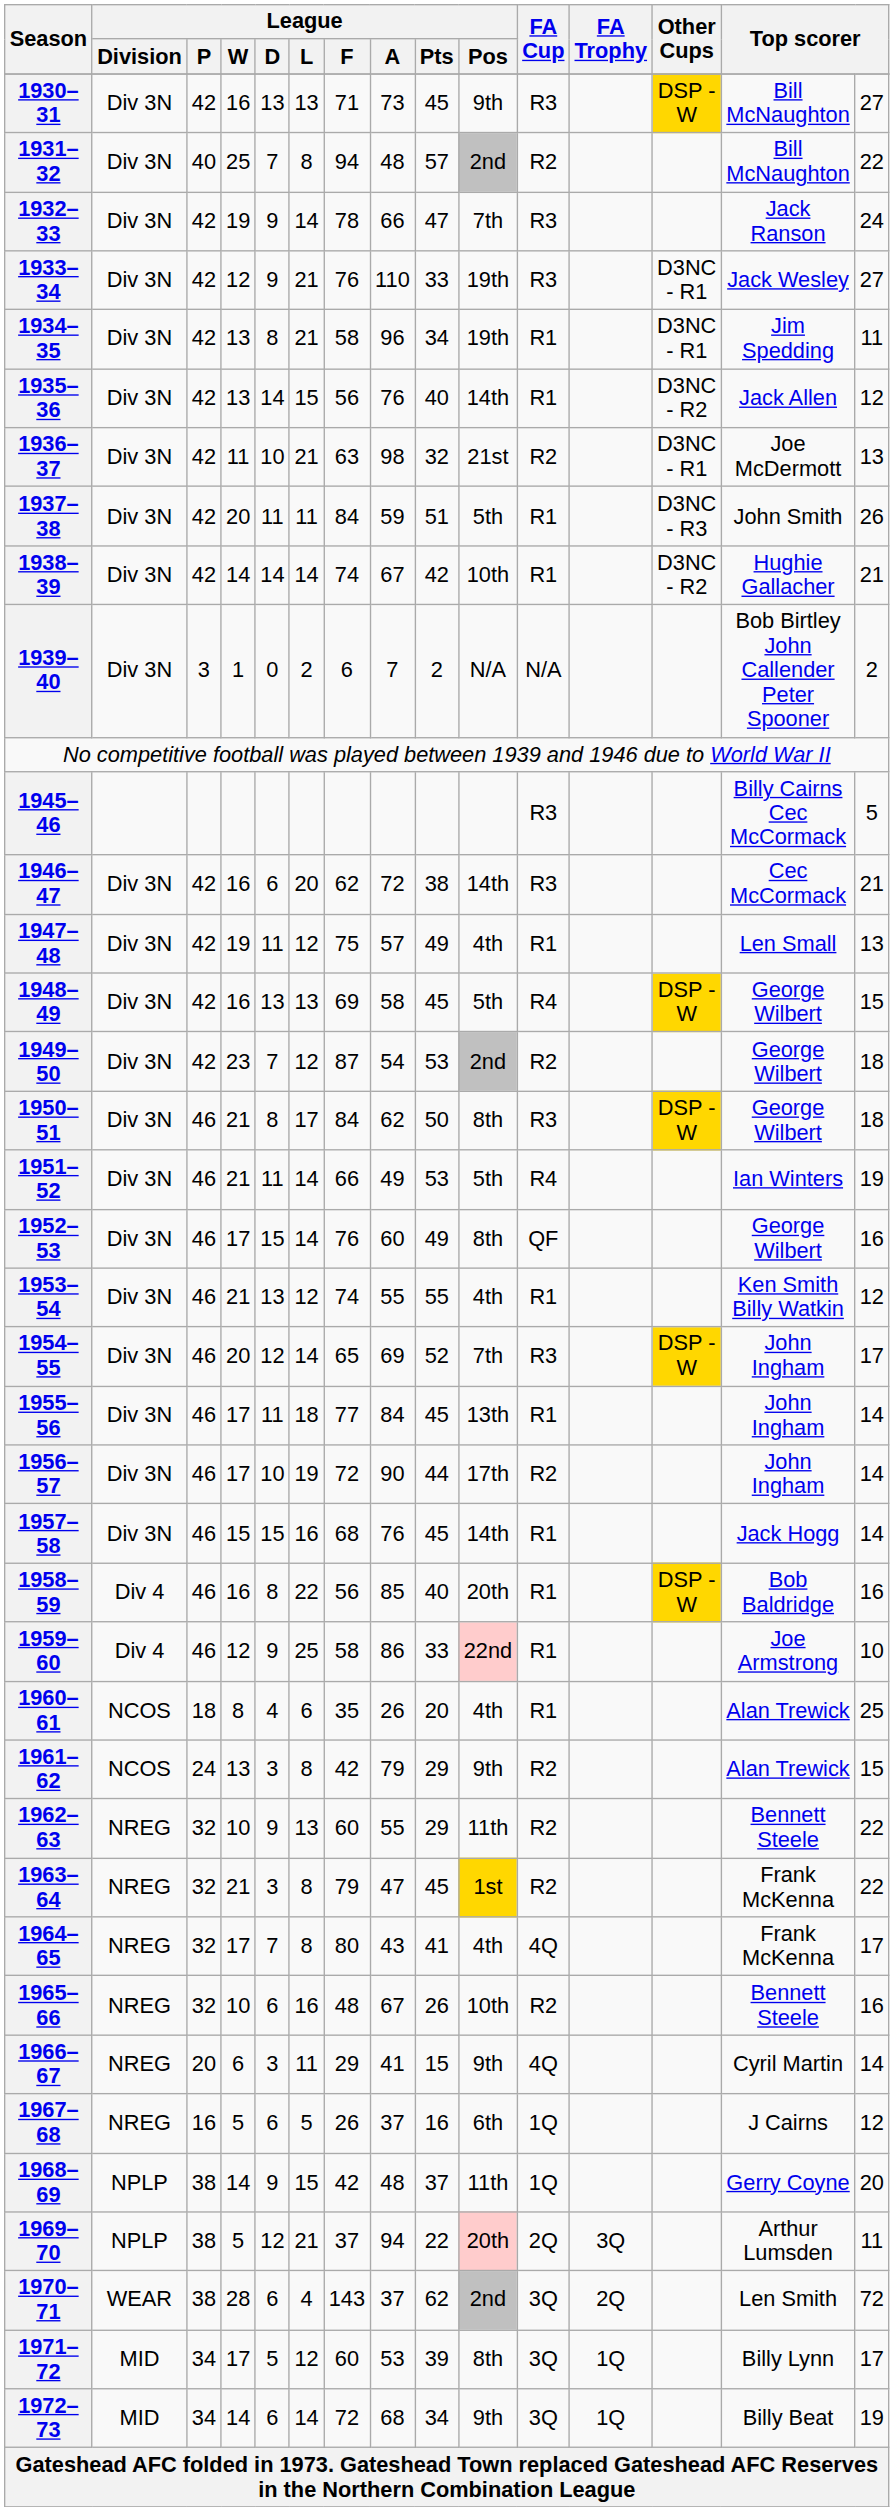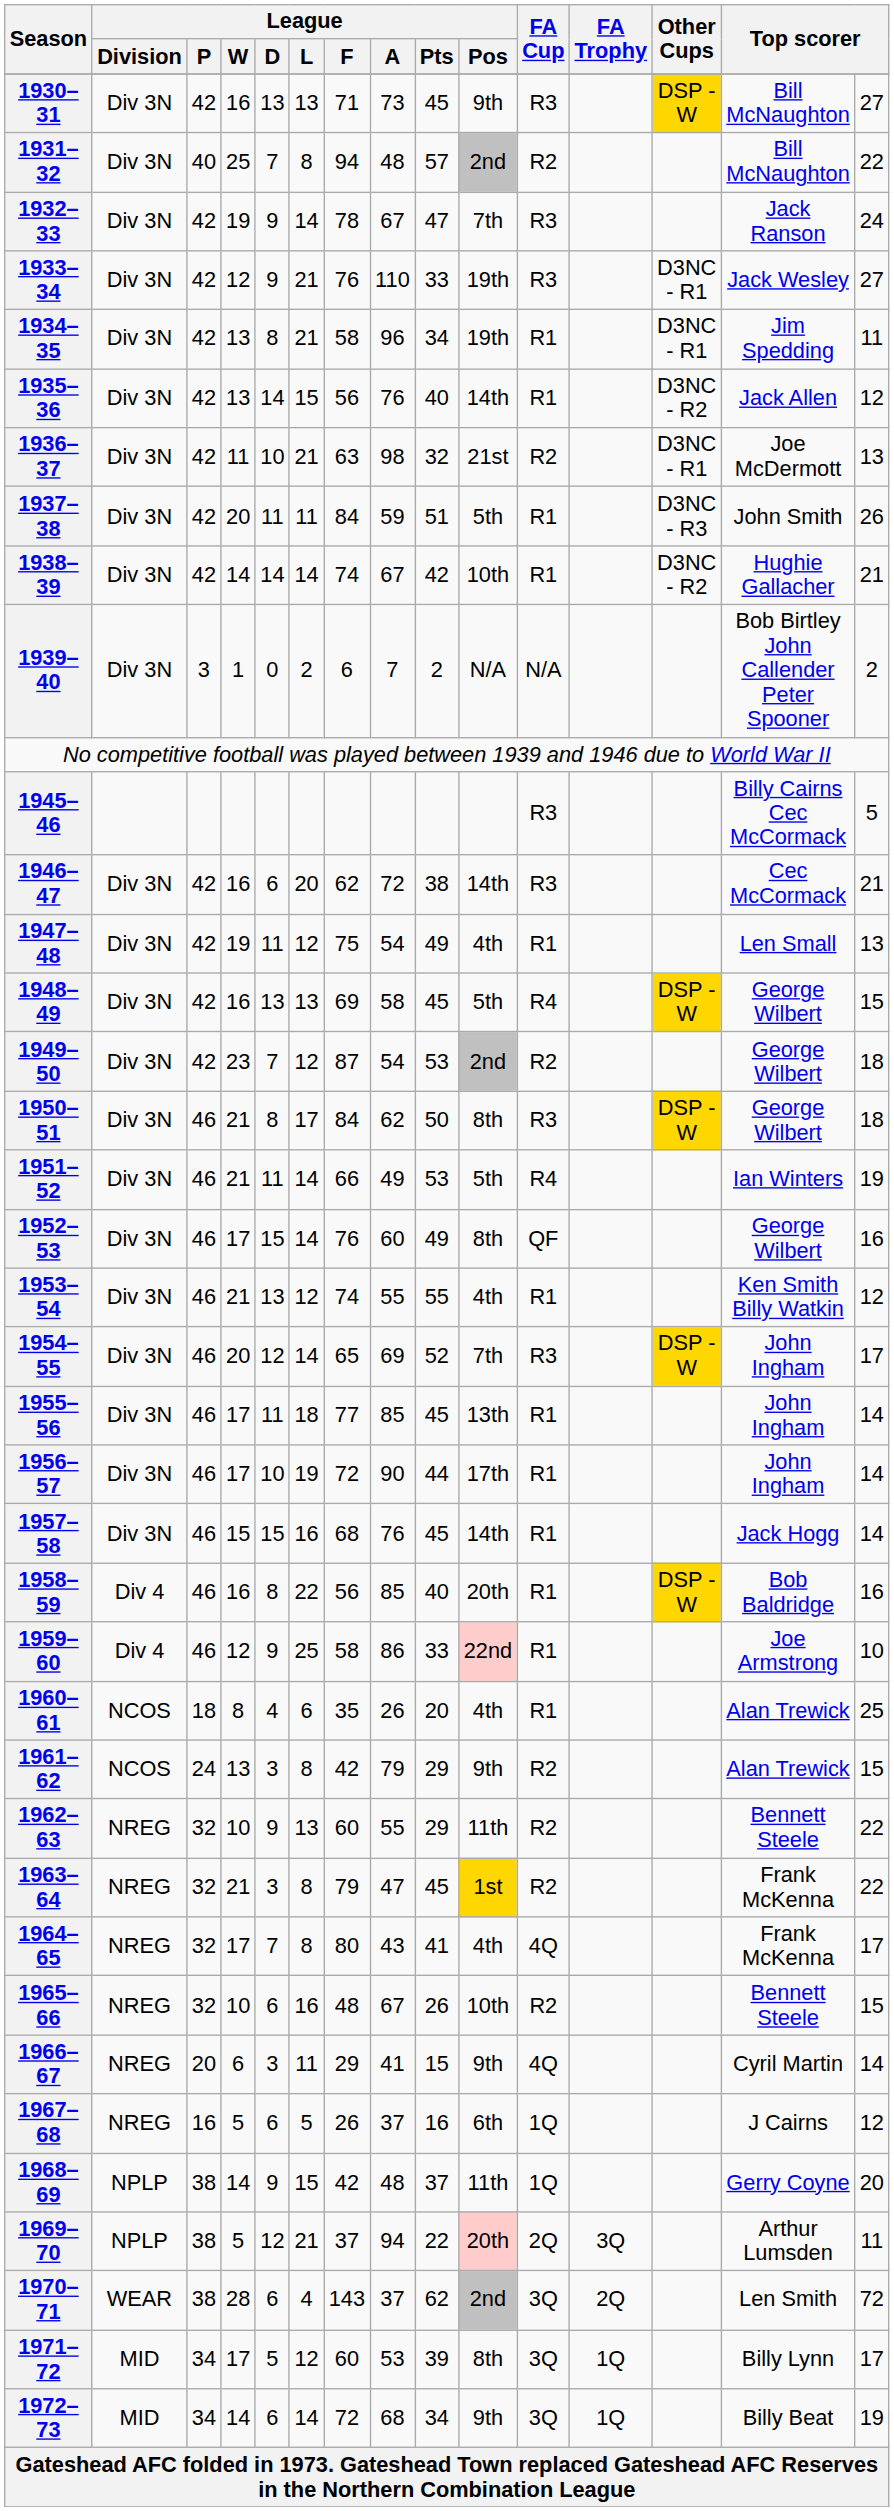(392, 220) 66 -> (392, 220) 67
(392, 943) 57 -> (392, 943) 54
(392, 1415) 84 -> (392, 1415) 85
(543, 1474) R2 -> (543, 1474) R1
(872, 2005) 16 -> (872, 2005) 15
